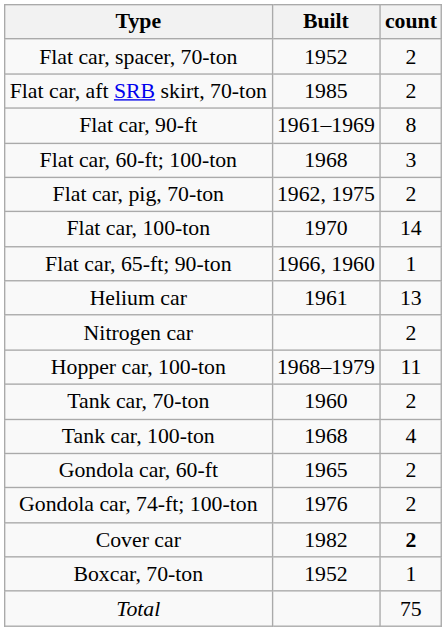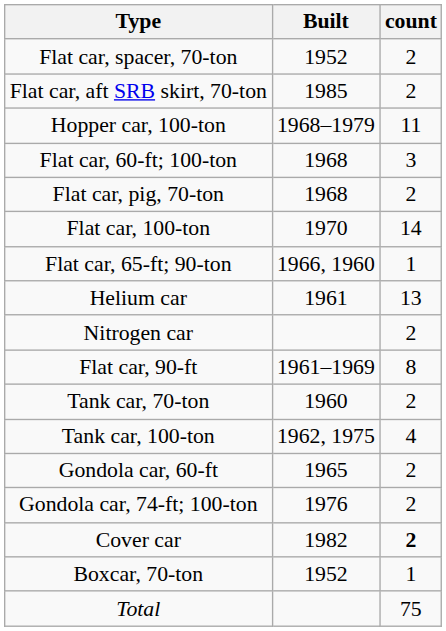rows swapped: (138, 125) <-> (138, 366)
(326, 194) 1962, 1975 -> (326, 194) 1968
(326, 435) 1968 -> (326, 435) 1962, 1975
